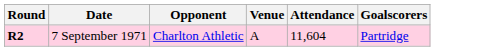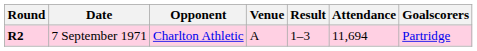+ column: (308, 14)
(308, 35) 11,604 -> (350, 35) 11,694
